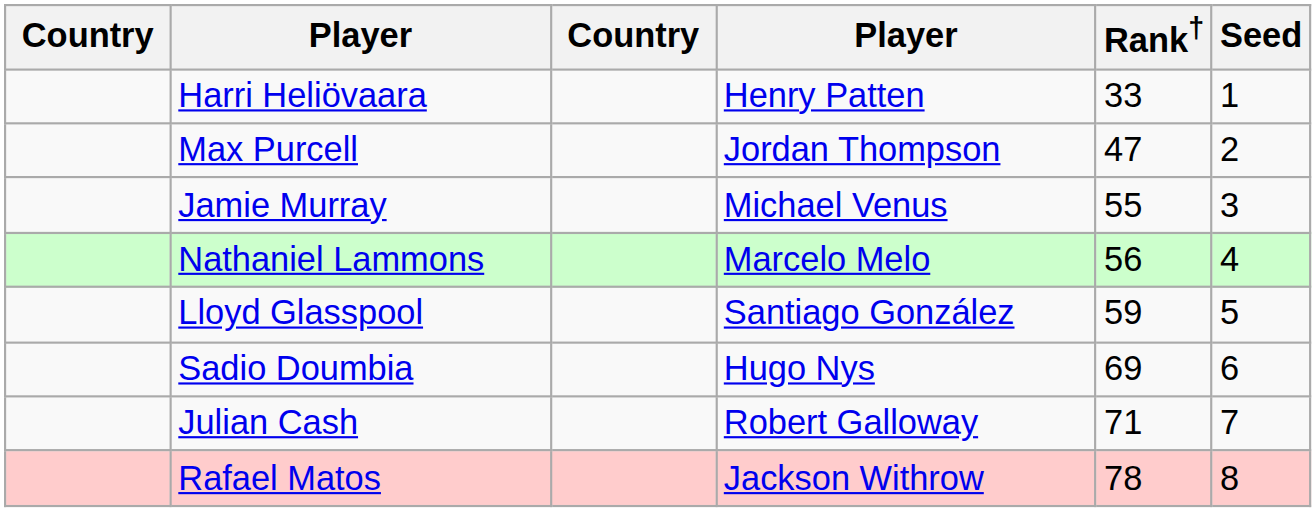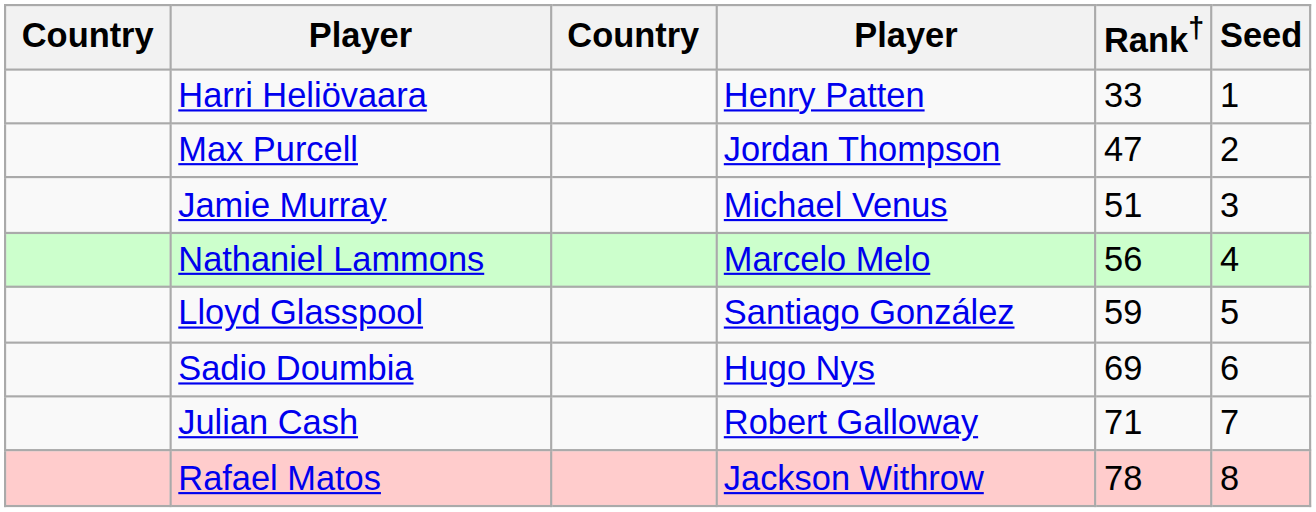(1123, 204) 55 -> (1123, 204) 51
